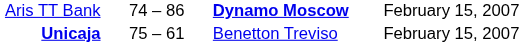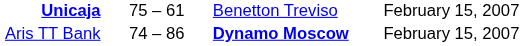rows swapped: (53, 10) <-> (71, 33)
